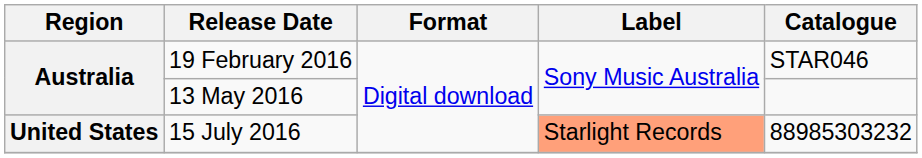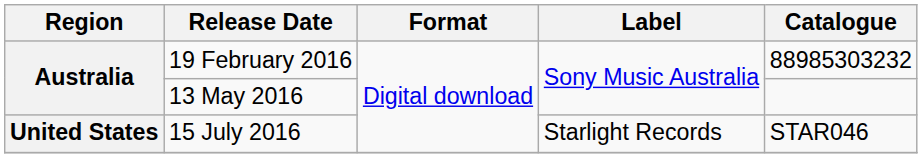(819, 59) STAR046 -> (841, 59) 88985303232
(633, 133) lightsalmon background -> (633, 133) no background
(841, 133) 88985303232 -> (819, 133) STAR046
